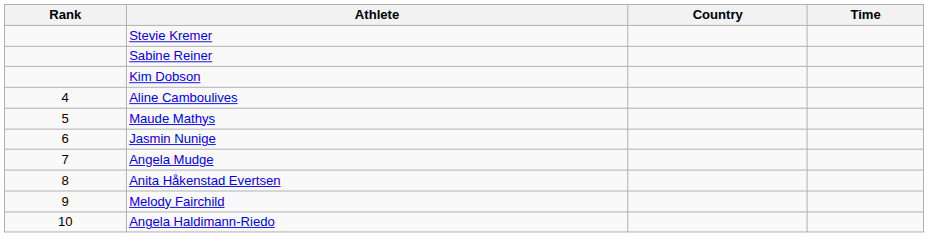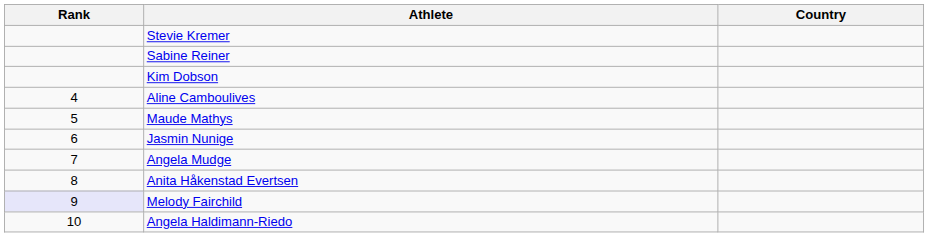- column: (866, 15)
(65, 202) no background -> (74, 202) lavender background
